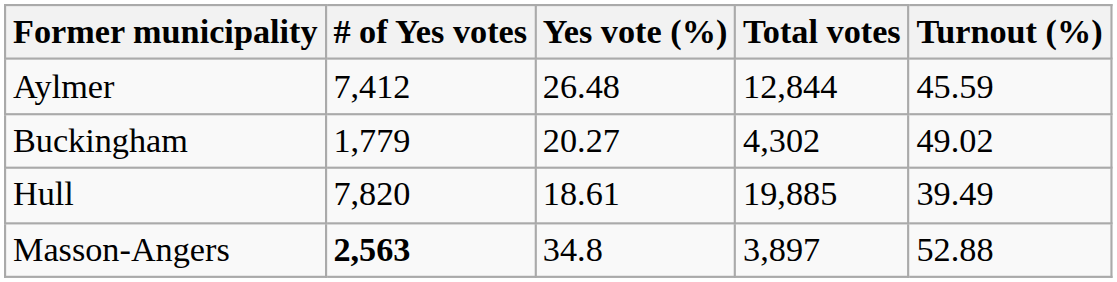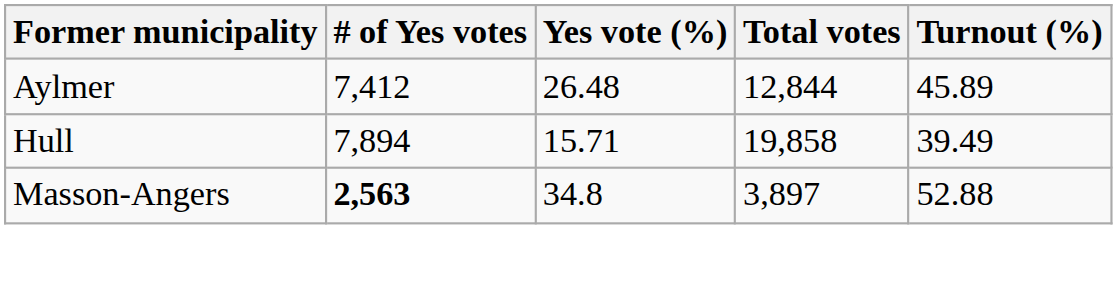(955, 85) 45.59 -> (955, 85) 45.89
- row: (100, 140)
(372, 194) 7,820 -> (372, 140) 7,894
(581, 194) 18.61 -> (581, 140) 15.71
(790, 194) 19,885 -> (790, 140) 19,858
